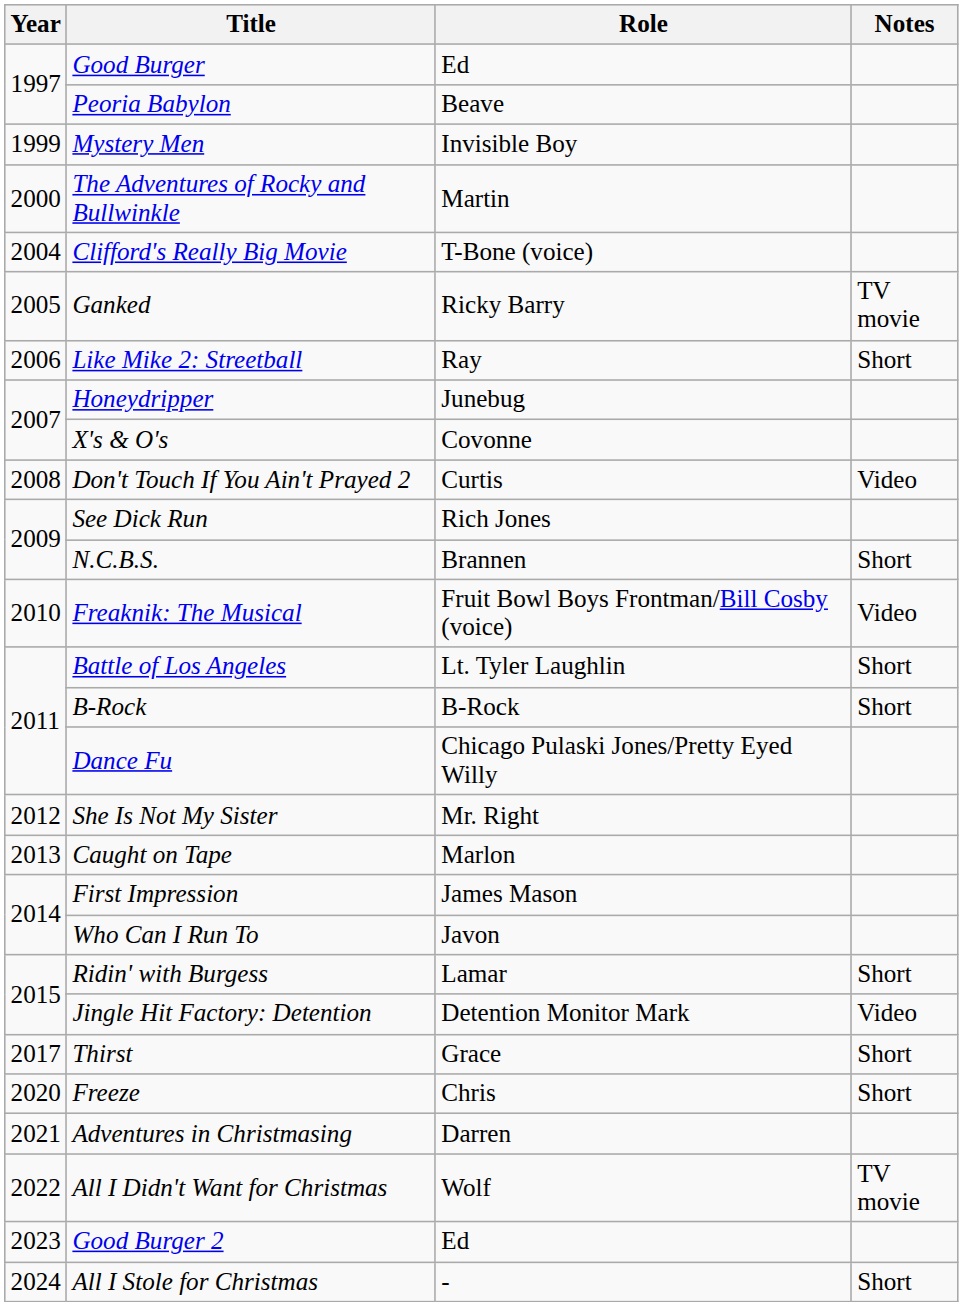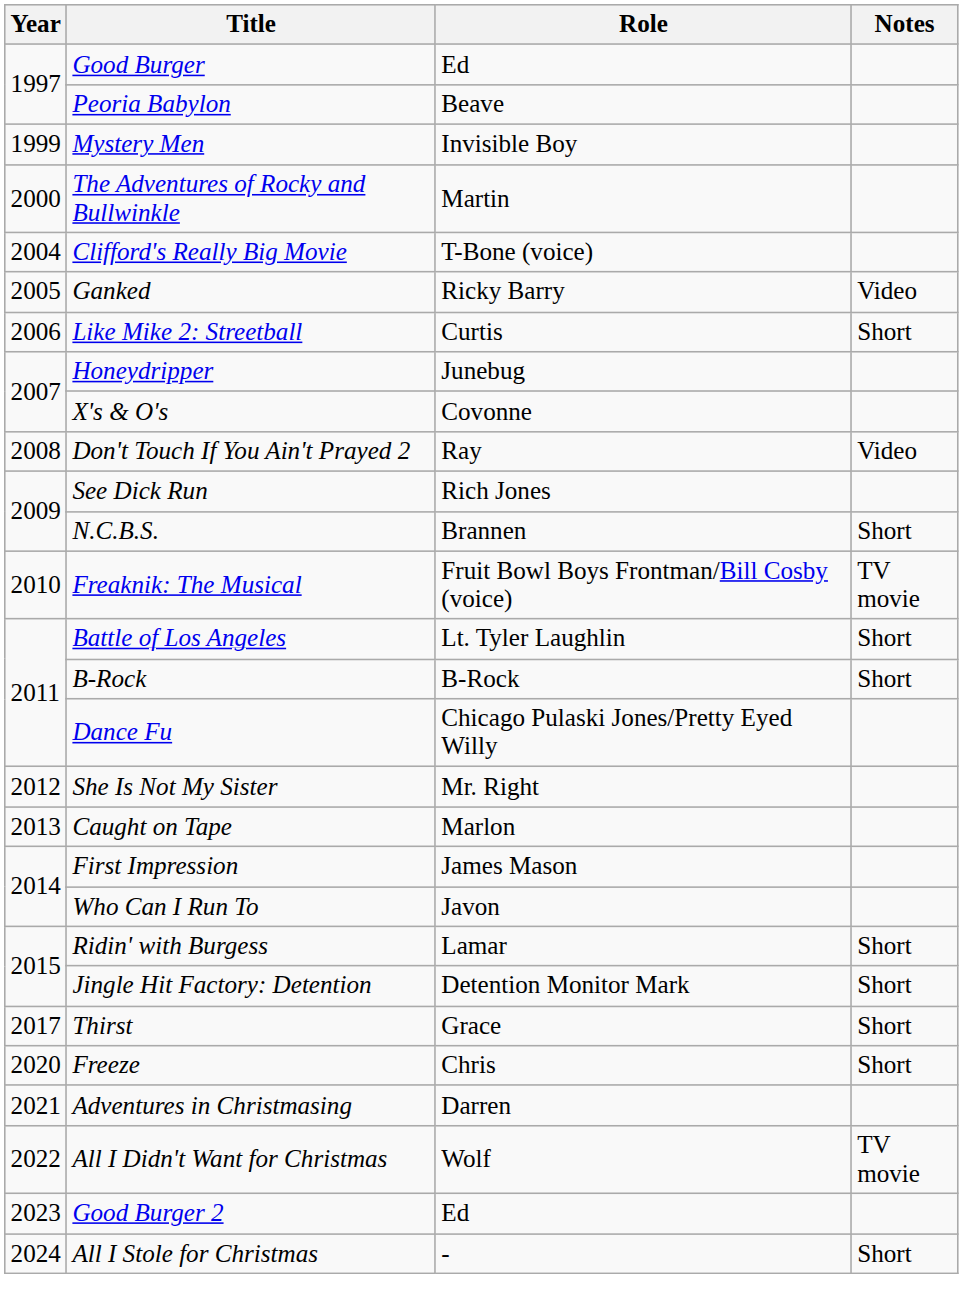(889, 305) TV movie -> (887, 291) Video
(462, 359) Ray -> (472, 331) Curtis
(472, 479) Curtis -> (462, 451) Ray
(887, 612) Video -> (889, 584) TV movie
(887, 1013) Video -> (884, 985) Short
